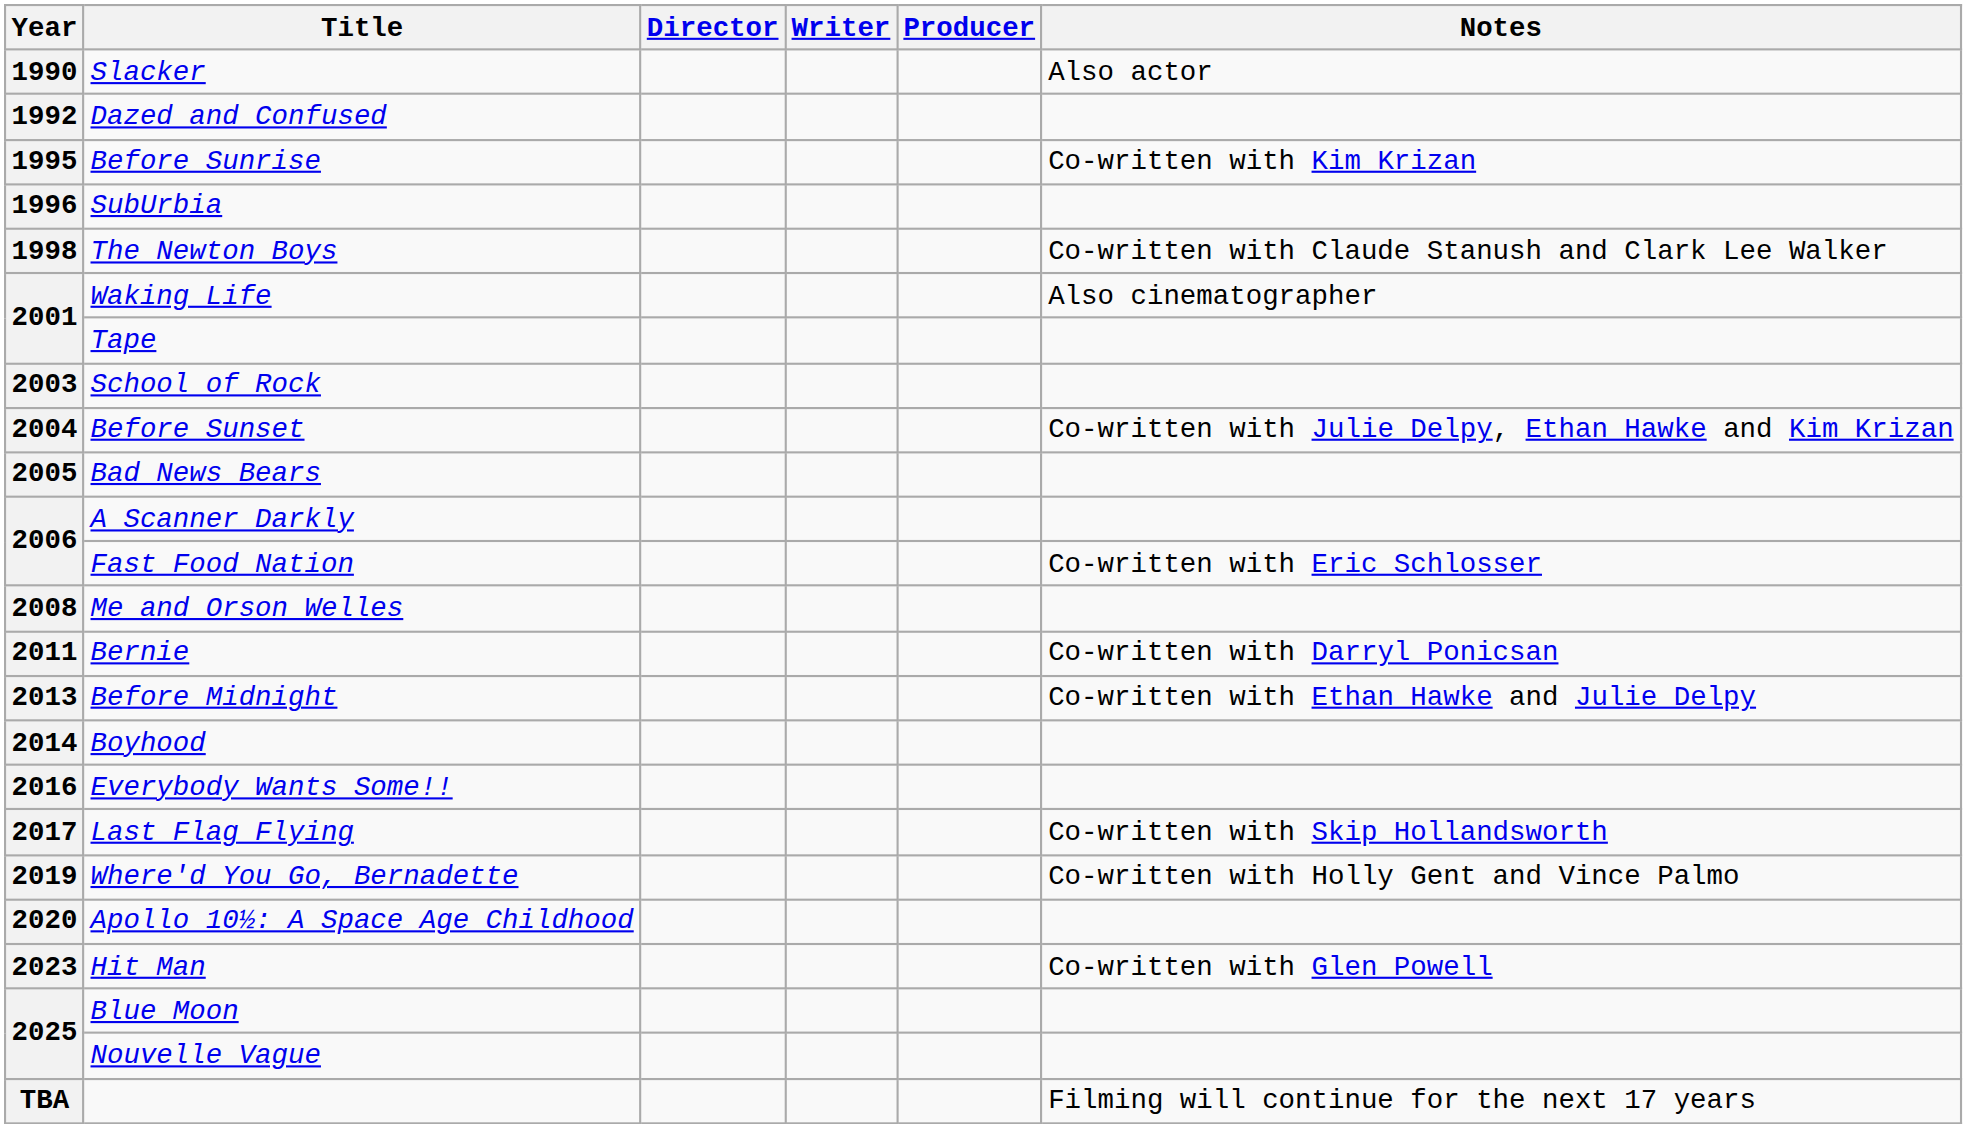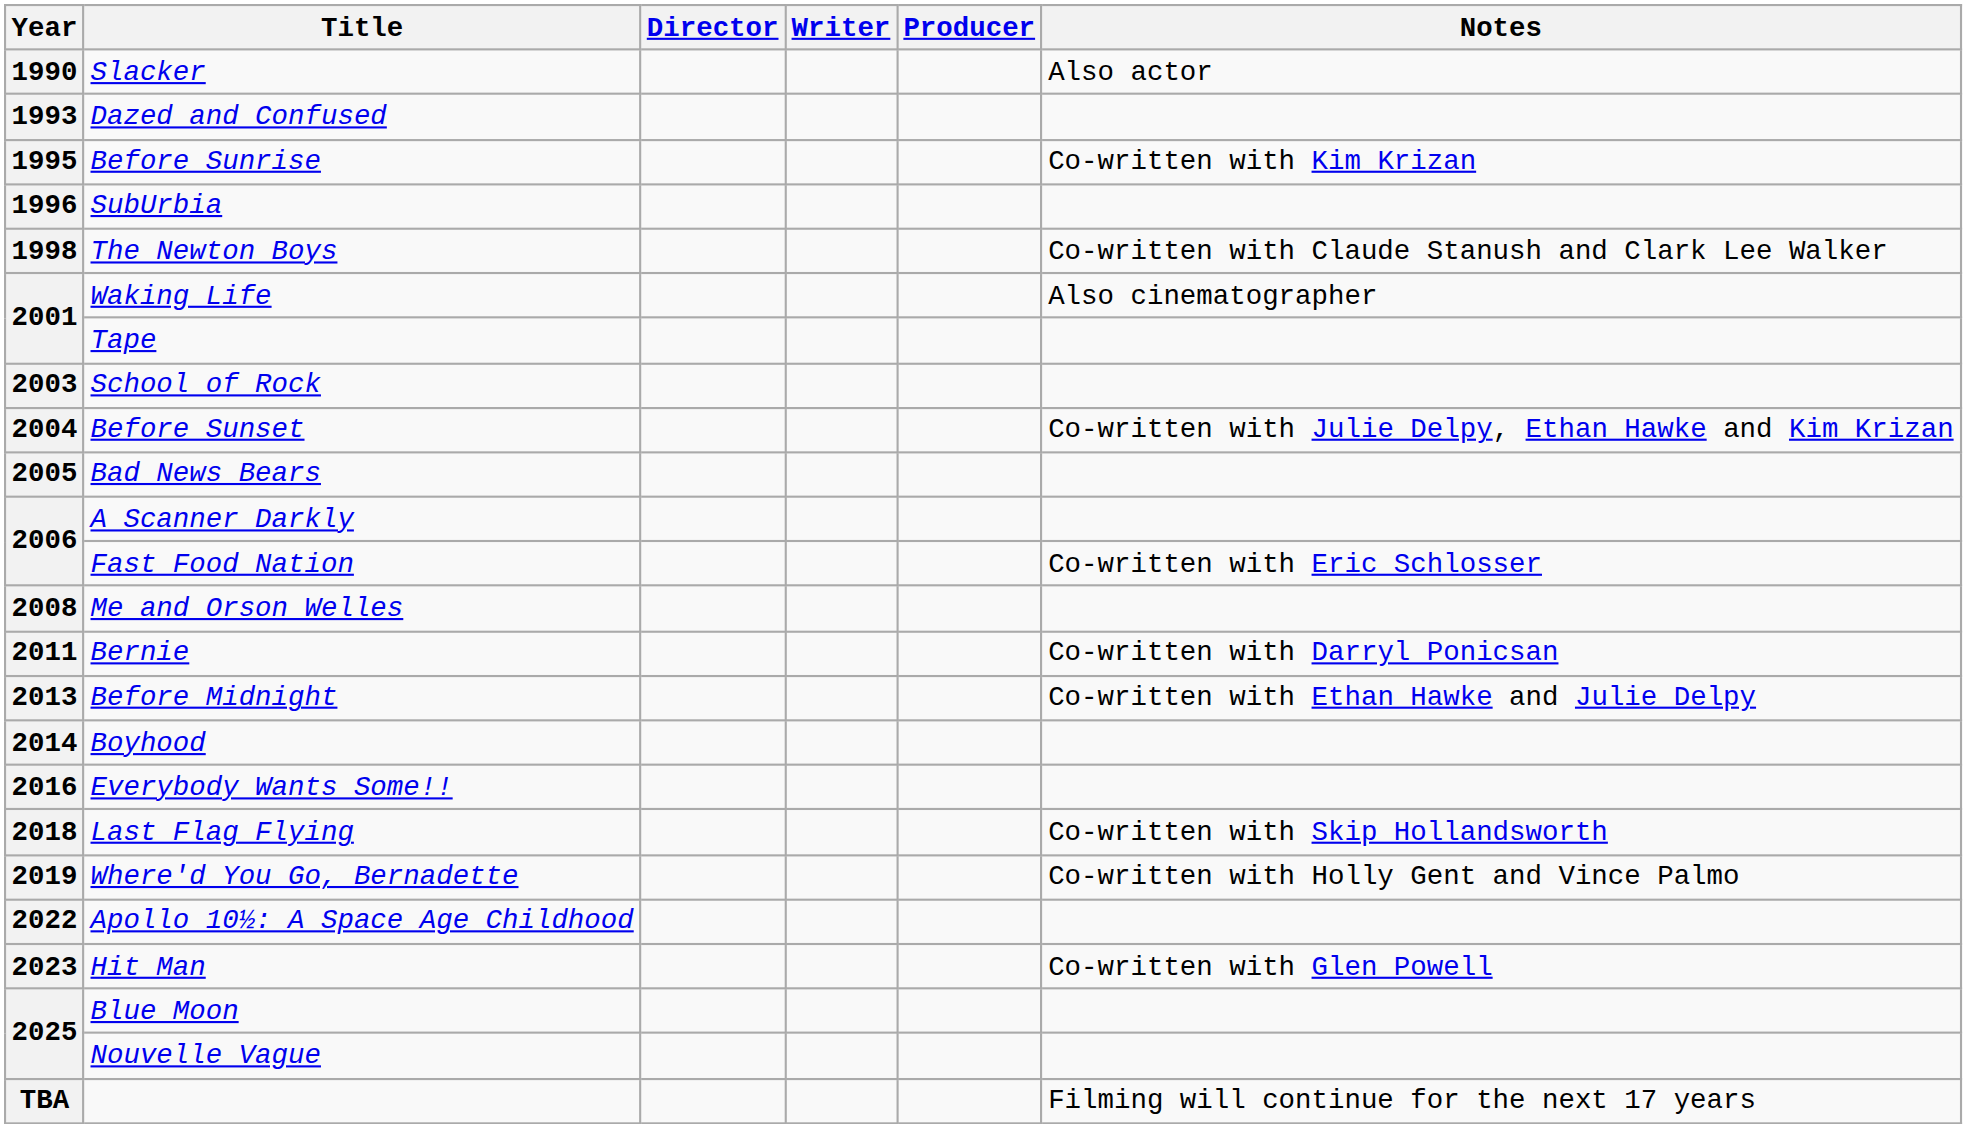(45, 117) 1992 -> (45, 117) 1993
(45, 832) 2017 -> (45, 832) 2018
(45, 922) 2020 -> (45, 922) 2022
